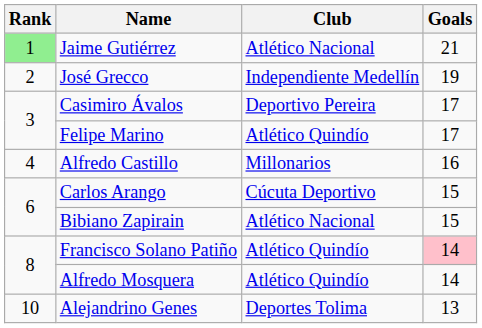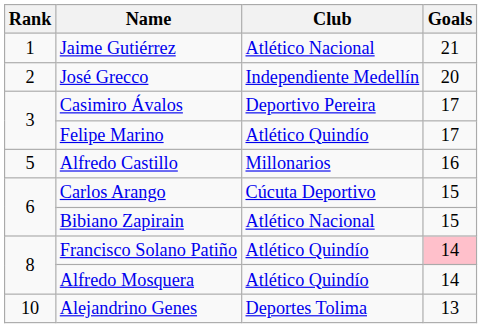(30, 47) lightgreen background -> (30, 47) no background
(450, 76) 19 -> (450, 76) 20
(30, 163) 4 -> (30, 163) 5
